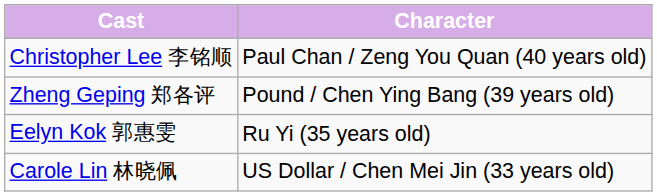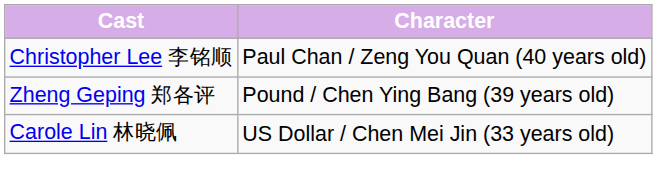- row: (93, 132)
